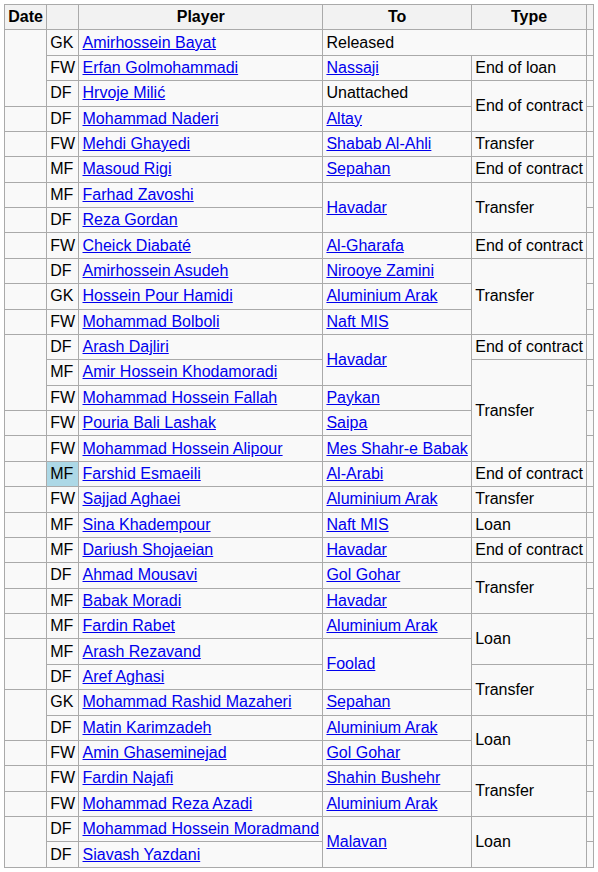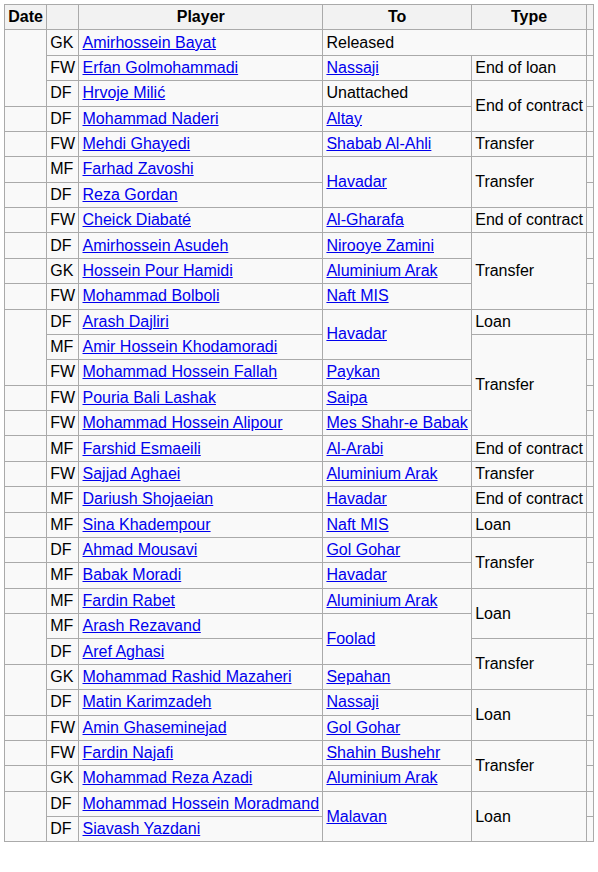- row: (127, 169)
(529, 347) End of contract -> (493, 321) Loan
(62, 473) lightblue background -> (62, 448) no background
rows swapped: (147, 524) <-> (148, 550)
(382, 727) Aluminium Arak -> (353, 702) Nassaji
(63, 803) FW -> (62, 778) GK
